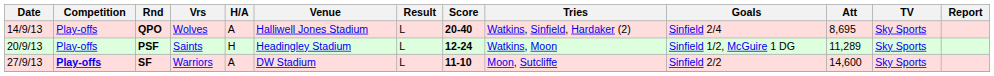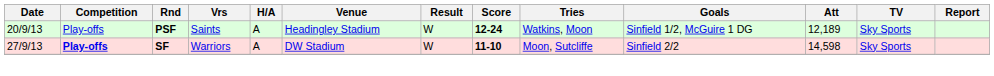- row: (150, 29)
(232, 46) H -> (256, 29) A
(402, 46) L -> (428, 29) W
(845, 46) 11,289 -> (824, 29) 12,189
(402, 63) L -> (428, 46) W
(846, 63) 14,600 -> (824, 46) 14,598
